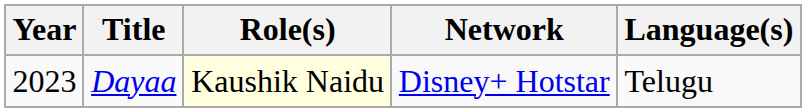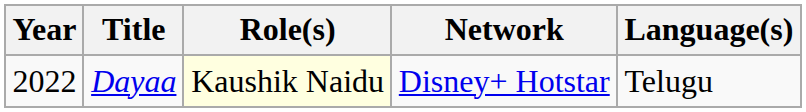(44, 80) 2023 -> (44, 80) 2022
